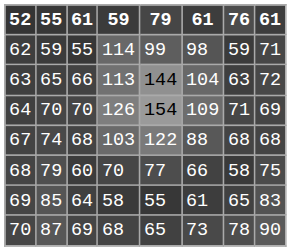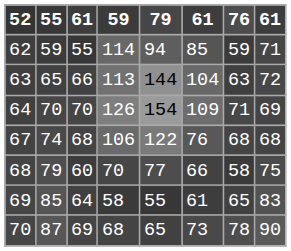(155, 50) 99 -> (155, 50) 94
(197, 50) 98 -> (197, 50) 85
(119, 140) 103 -> (119, 140) 106
(197, 140) 88 -> (197, 140) 76
